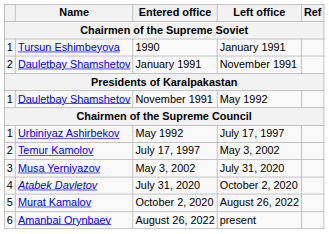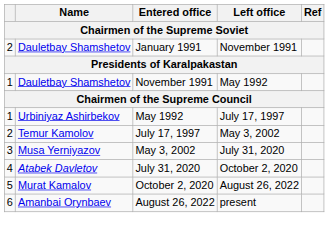- row: (148, 47)
